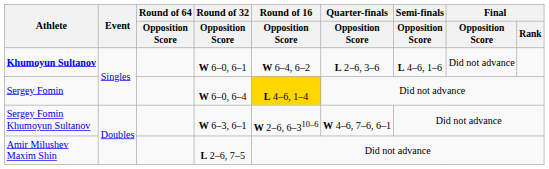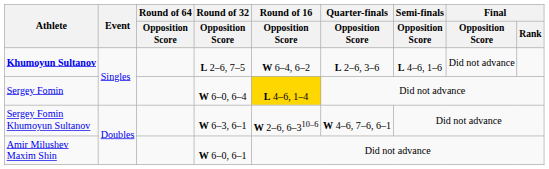(223, 68) W 6–0, 6–1 -> (223, 68) L 2–6, 7–5
(223, 156) L 2–6, 7–5 -> (223, 156) W 6–0, 6–1
